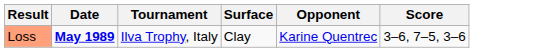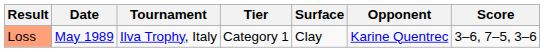+ column: (256, 15)
(85, 36) bold -> (84, 36) normal
